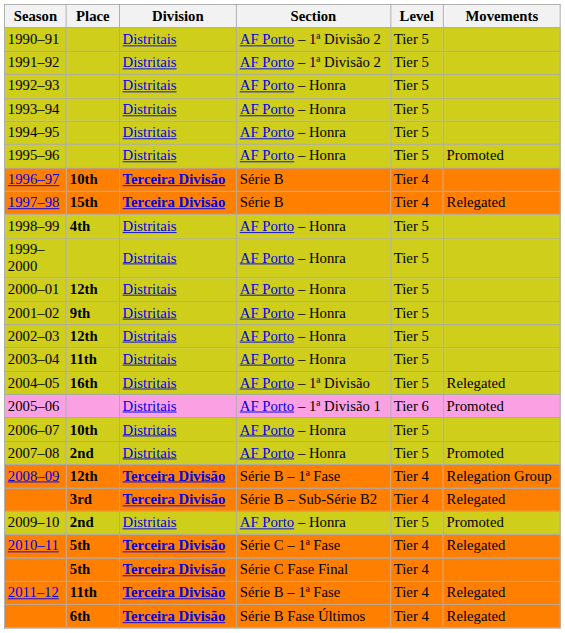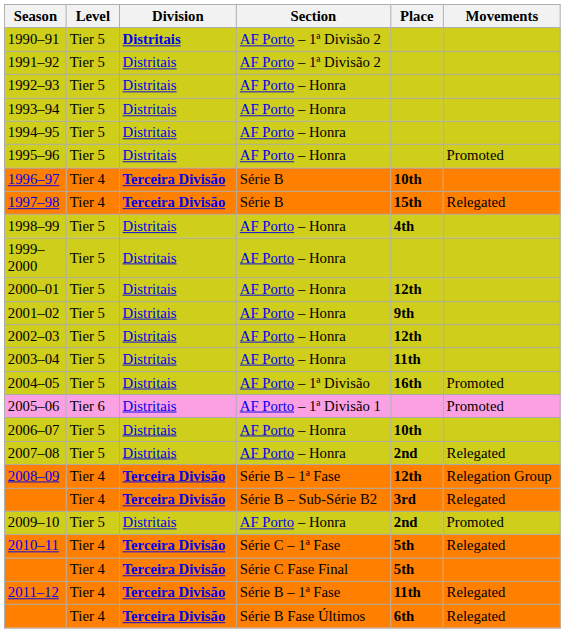columns swapped: (417, 16) <-> (93, 16)
(150, 39) normal -> (152, 39) bold
(476, 382) Relegated -> (475, 382) Promoted
(475, 452) Promoted -> (476, 452) Relegated
